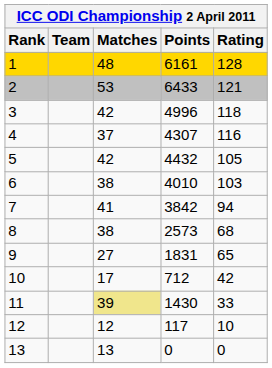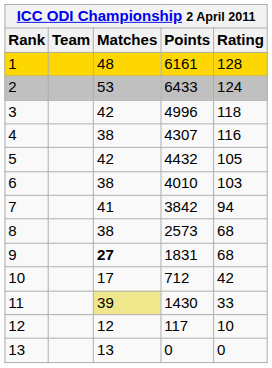(230, 87) 121 -> (230, 87) 124
(105, 135) 37 -> (105, 135) 38
(105, 254) normal -> (105, 254) bold
(225, 254) 65 -> (225, 254) 68
